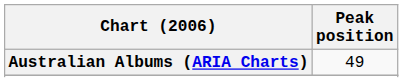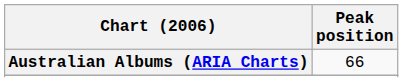(355, 63) 49 -> (355, 63) 66
